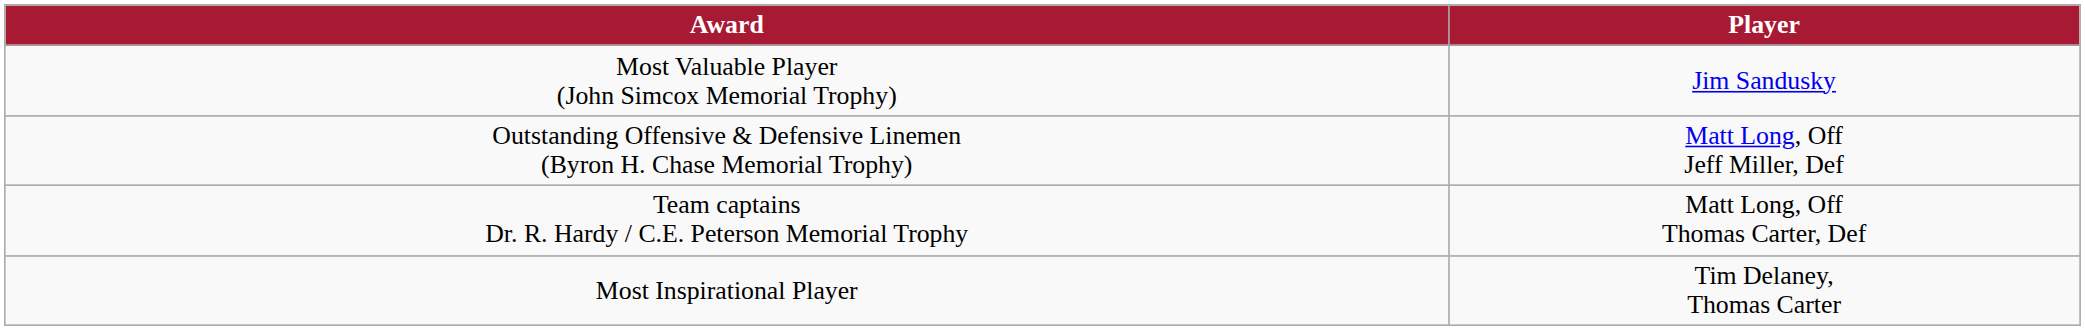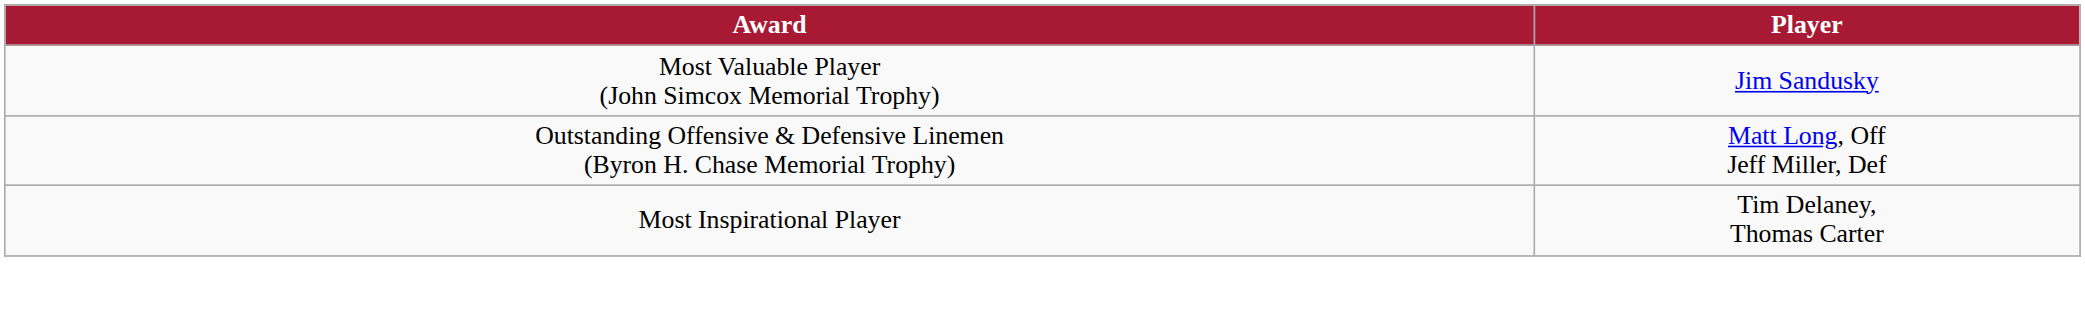- row: (727, 219)
